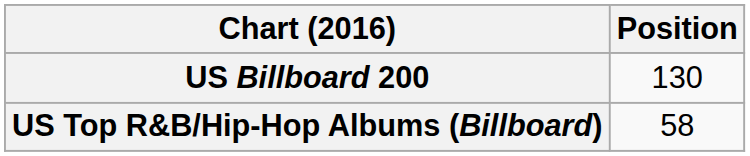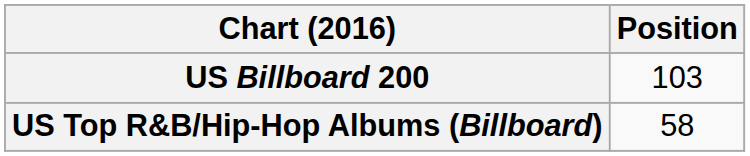(677, 77) 130 -> (677, 77) 103
